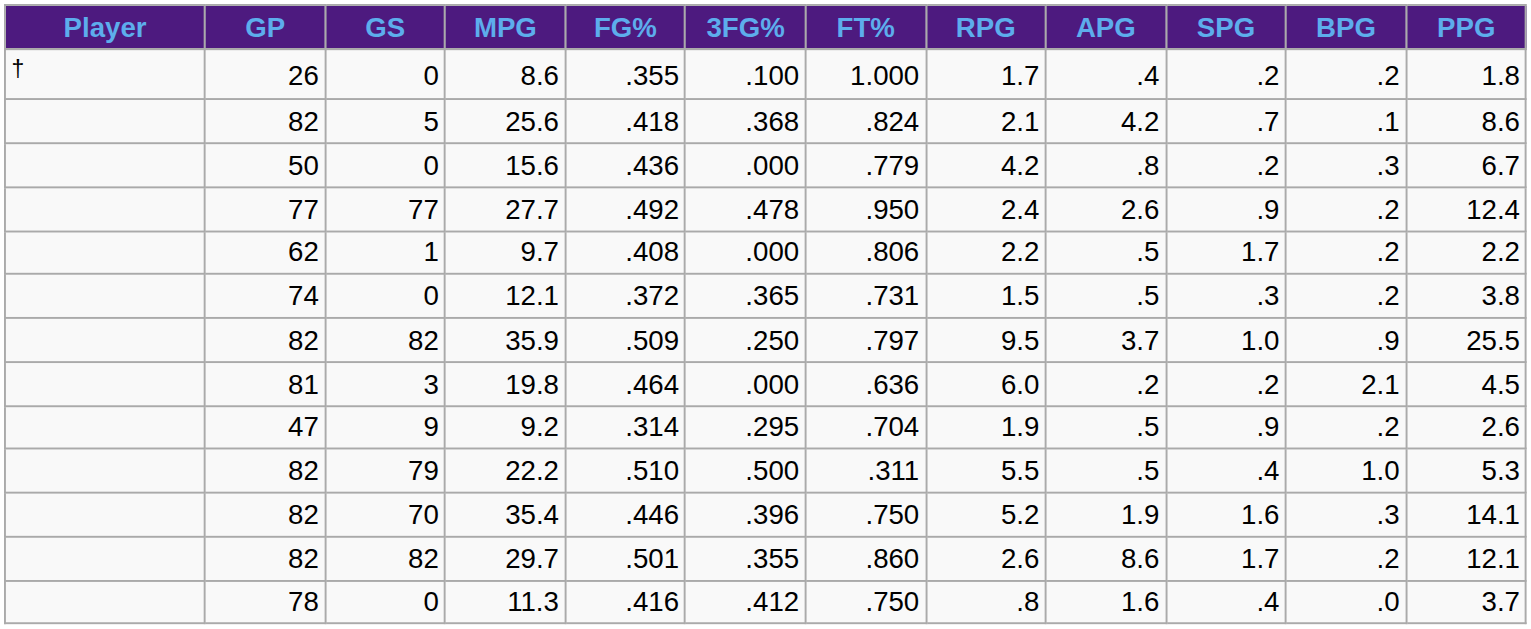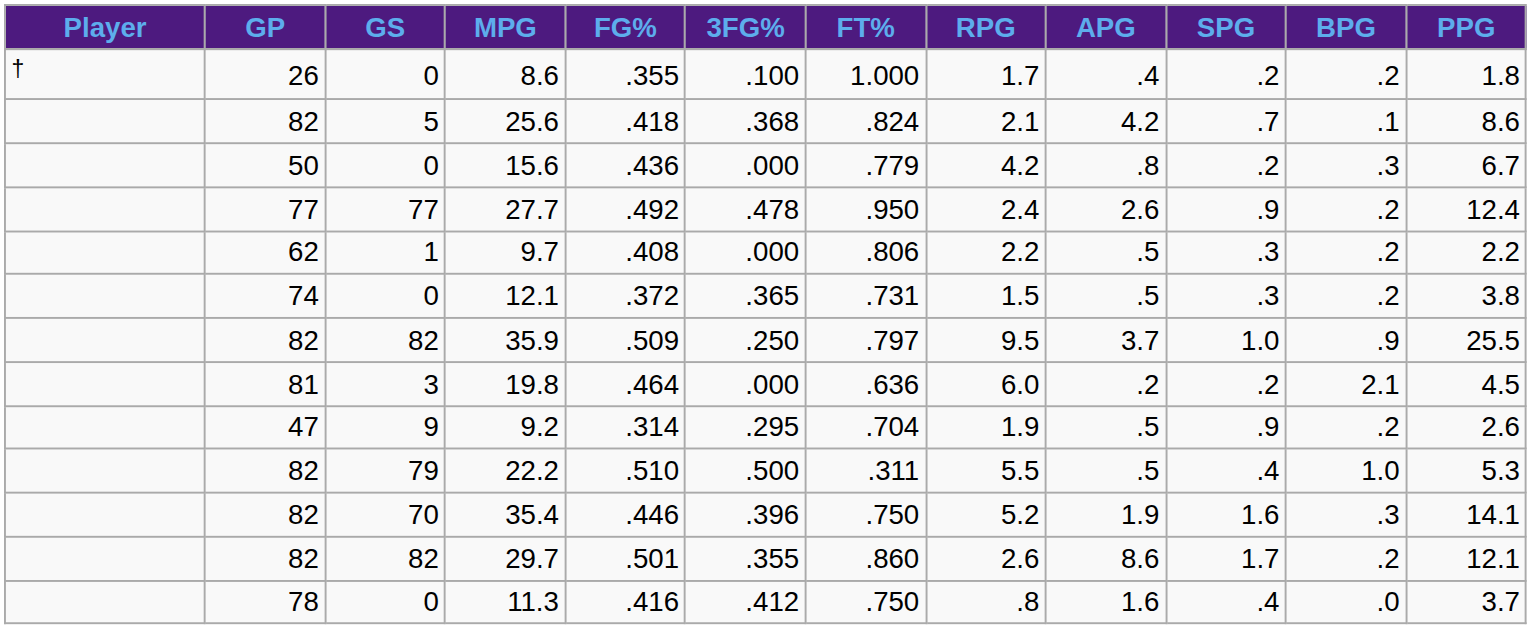(1260, 253) 1.7 -> (1268, 253) .3
